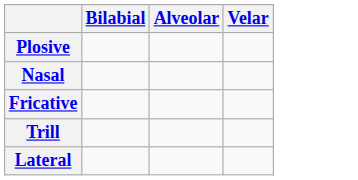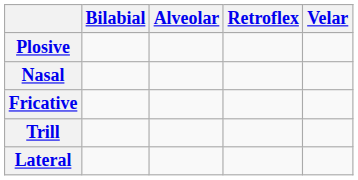+ column: (263, 18)
